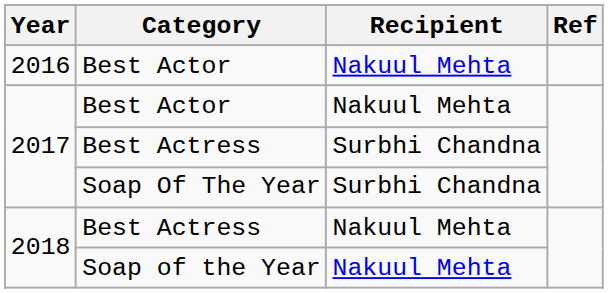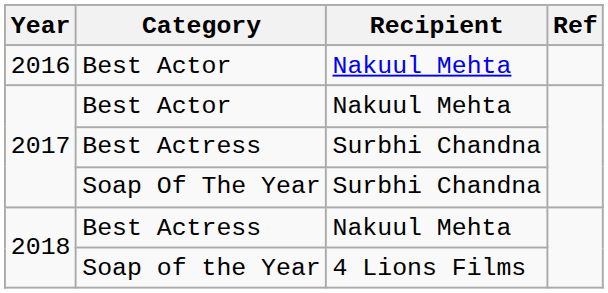(422, 268) Nakuul Mehta -> (429, 268) 4 Lions Films
